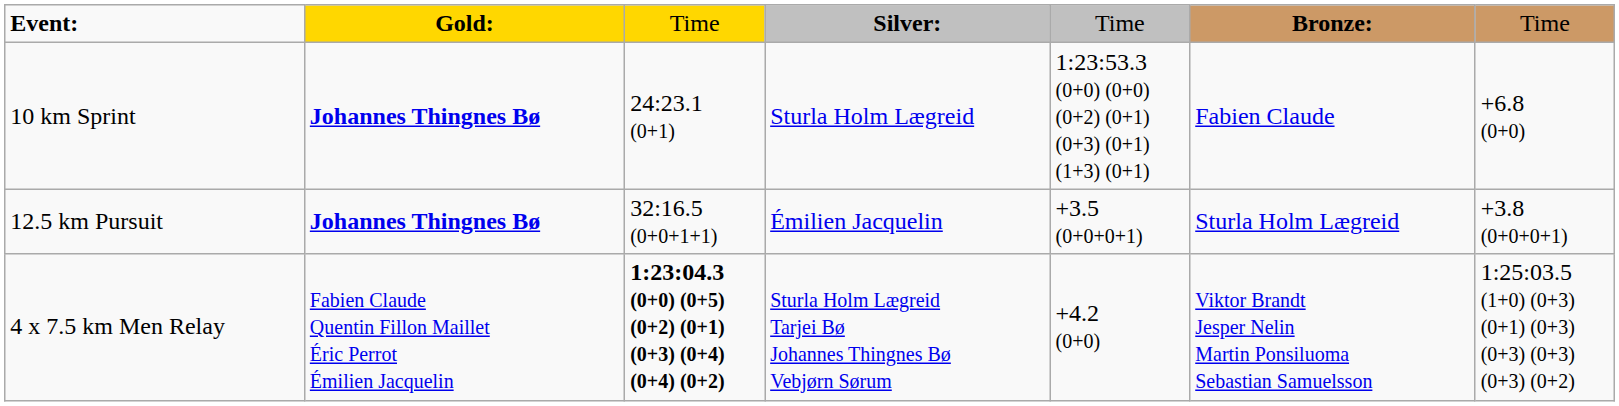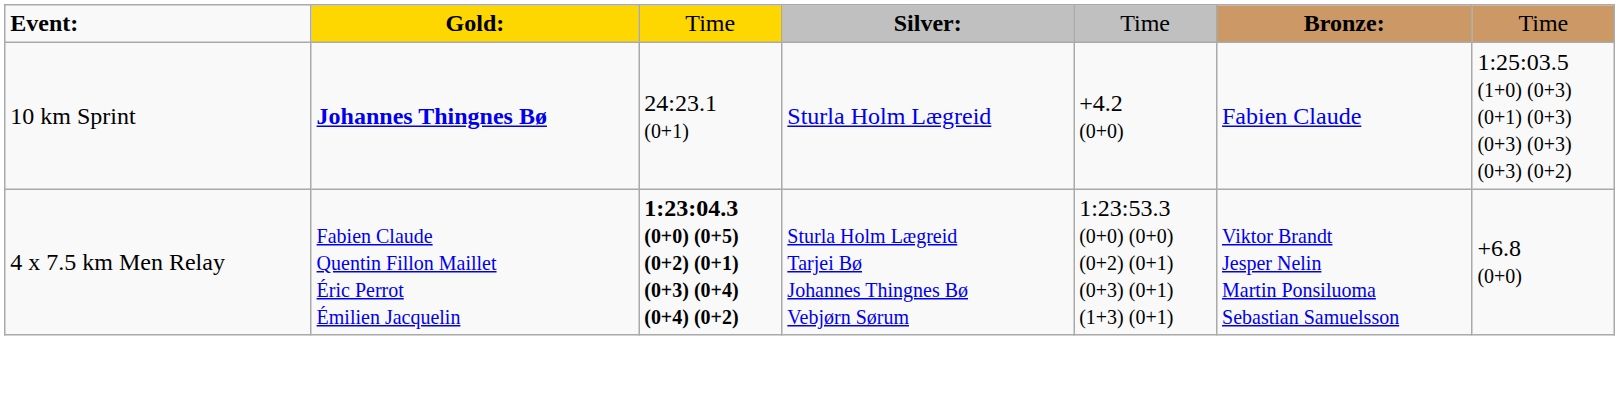(1103, 115) 1:23:53.3 (0+0) (0+0) (0+2) (0+1) (0+3) (0+1) (1+3) (0+1) -> (1101, 115) +4.2 (0+0)
(1503, 115) +6.8 (0+0) -> (1525, 115) 1:25:03.5 (1+0) (0+3) (0+1) (0+3) (0+3) (0+3) (0+3) (0+2)
- row: (87, 221)
(1078, 326) +4.2 (0+0) -> (1126, 261) 1:23:53.3 (0+0) (0+0) (0+2) (0+1) (0+3) (0+1) (1+3) (0+1)
(1528, 326) 1:25:03.5 (1+0) (0+3) (0+1) (0+3) (0+3) (0+3) (0+3) (0+2) -> (1500, 261) +6.8 (0+0)
